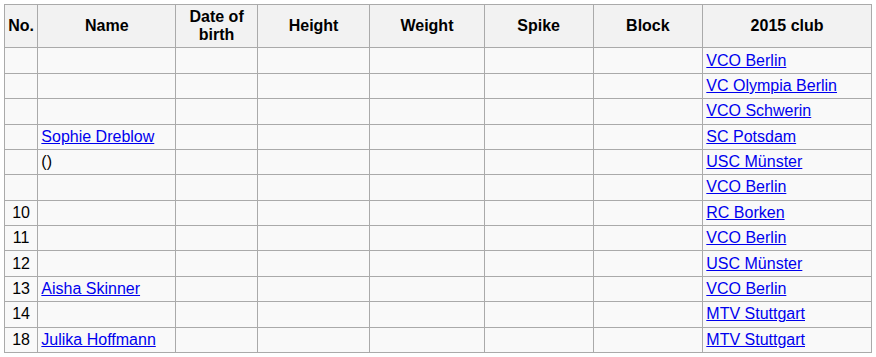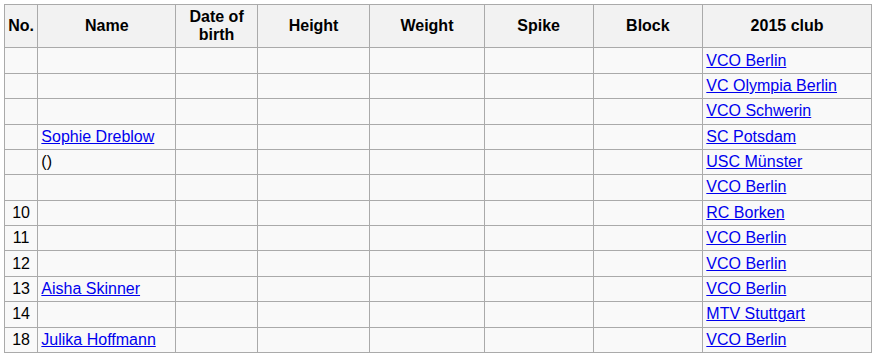(754, 263) USC Münster -> (746, 263) VCO Berlin
(756, 339) MTV Stuttgart -> (746, 339) VCO Berlin
